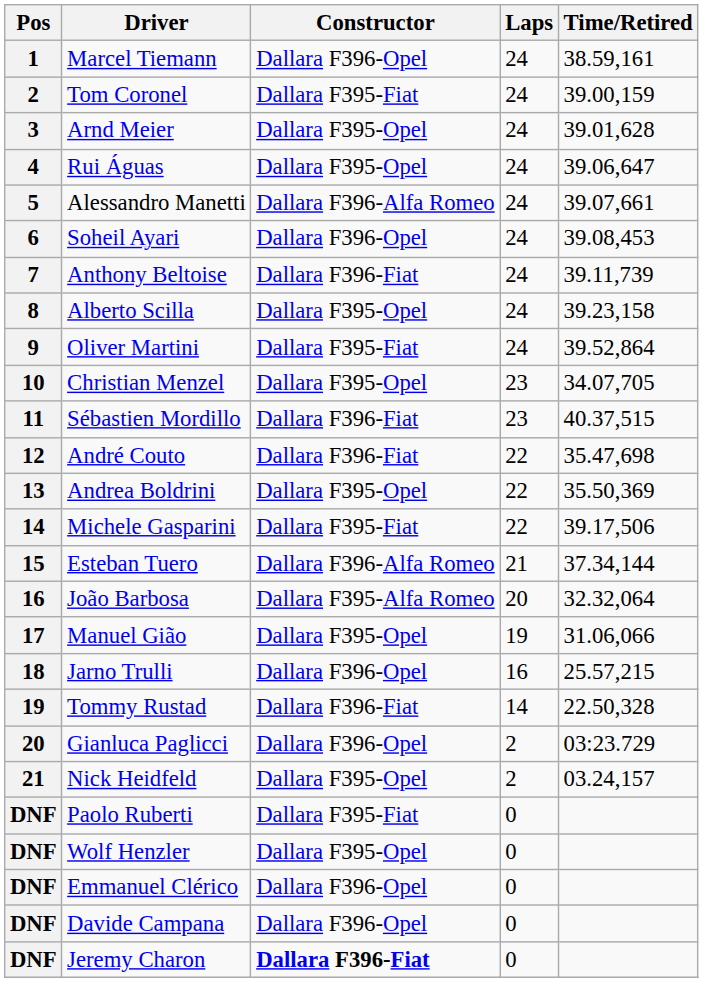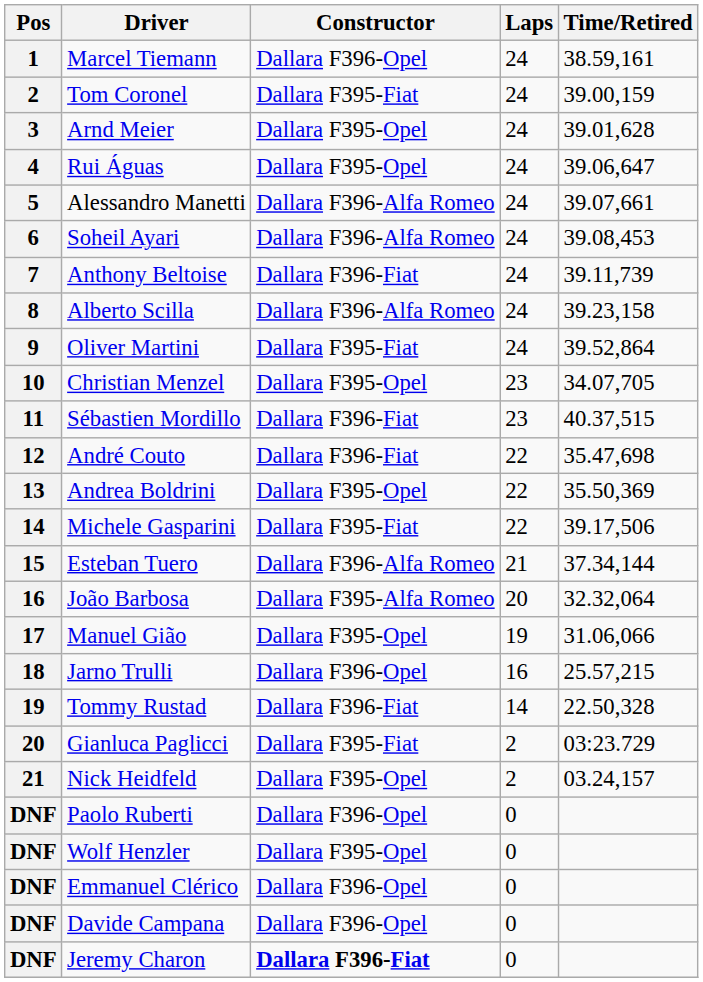(342, 238) Dallara F396-Opel -> (375, 238) Dallara F396-Alfa Romeo
(342, 310) Dallara F395-Opel -> (375, 310) Dallara F396-Alfa Romeo
(342, 743) Dallara F396-Opel -> (337, 743) Dallara F395-Fiat
(337, 815) Dallara F395-Fiat -> (342, 815) Dallara F396-Opel
